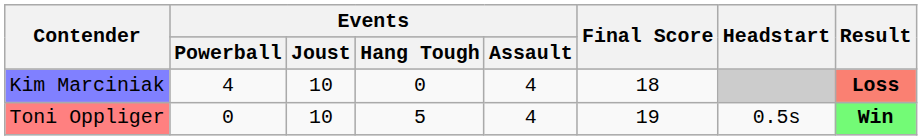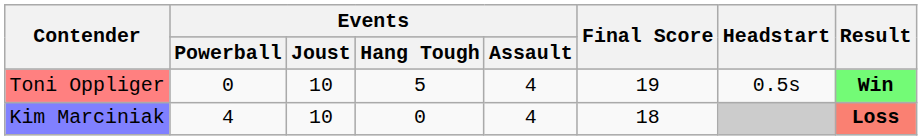rows swapped: (87, 118) <-> (87, 86)
